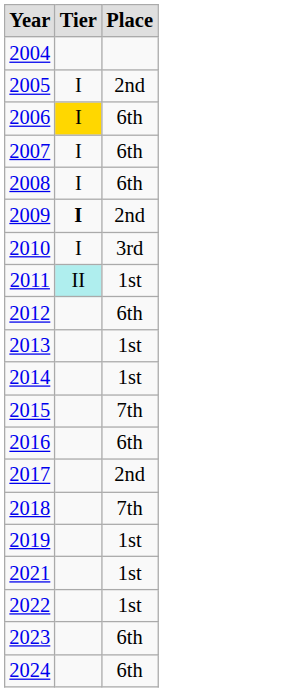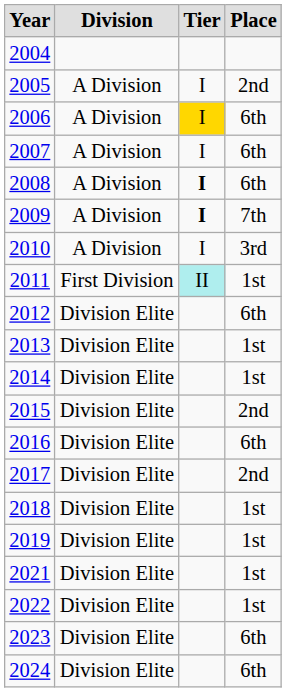+ column: (117, 20)
(78, 183) normal -> (202, 183) bold
(130, 215) 2nd -> (253, 215) 7th
(130, 410) 7th -> (253, 410) 2nd
(130, 507) 7th -> (253, 507) 1st
